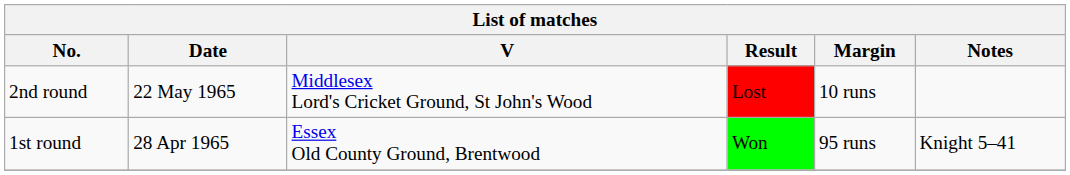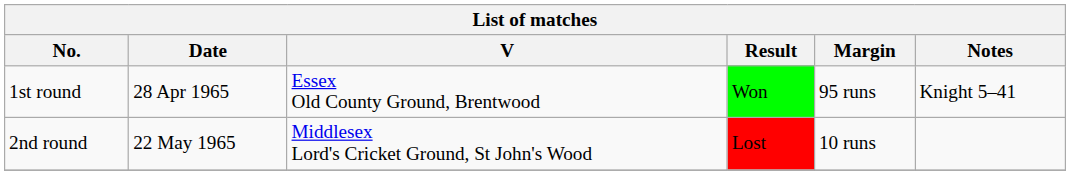rows swapped: (45, 143) <-> (48, 91)
